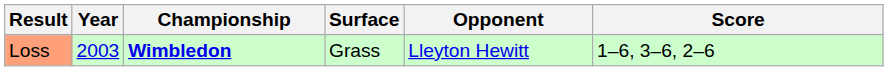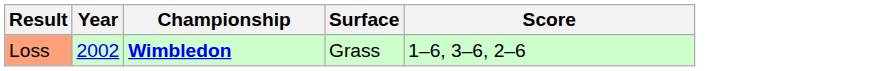- column: (498, 19)
(98, 50) 2003 -> (98, 50) 2002
